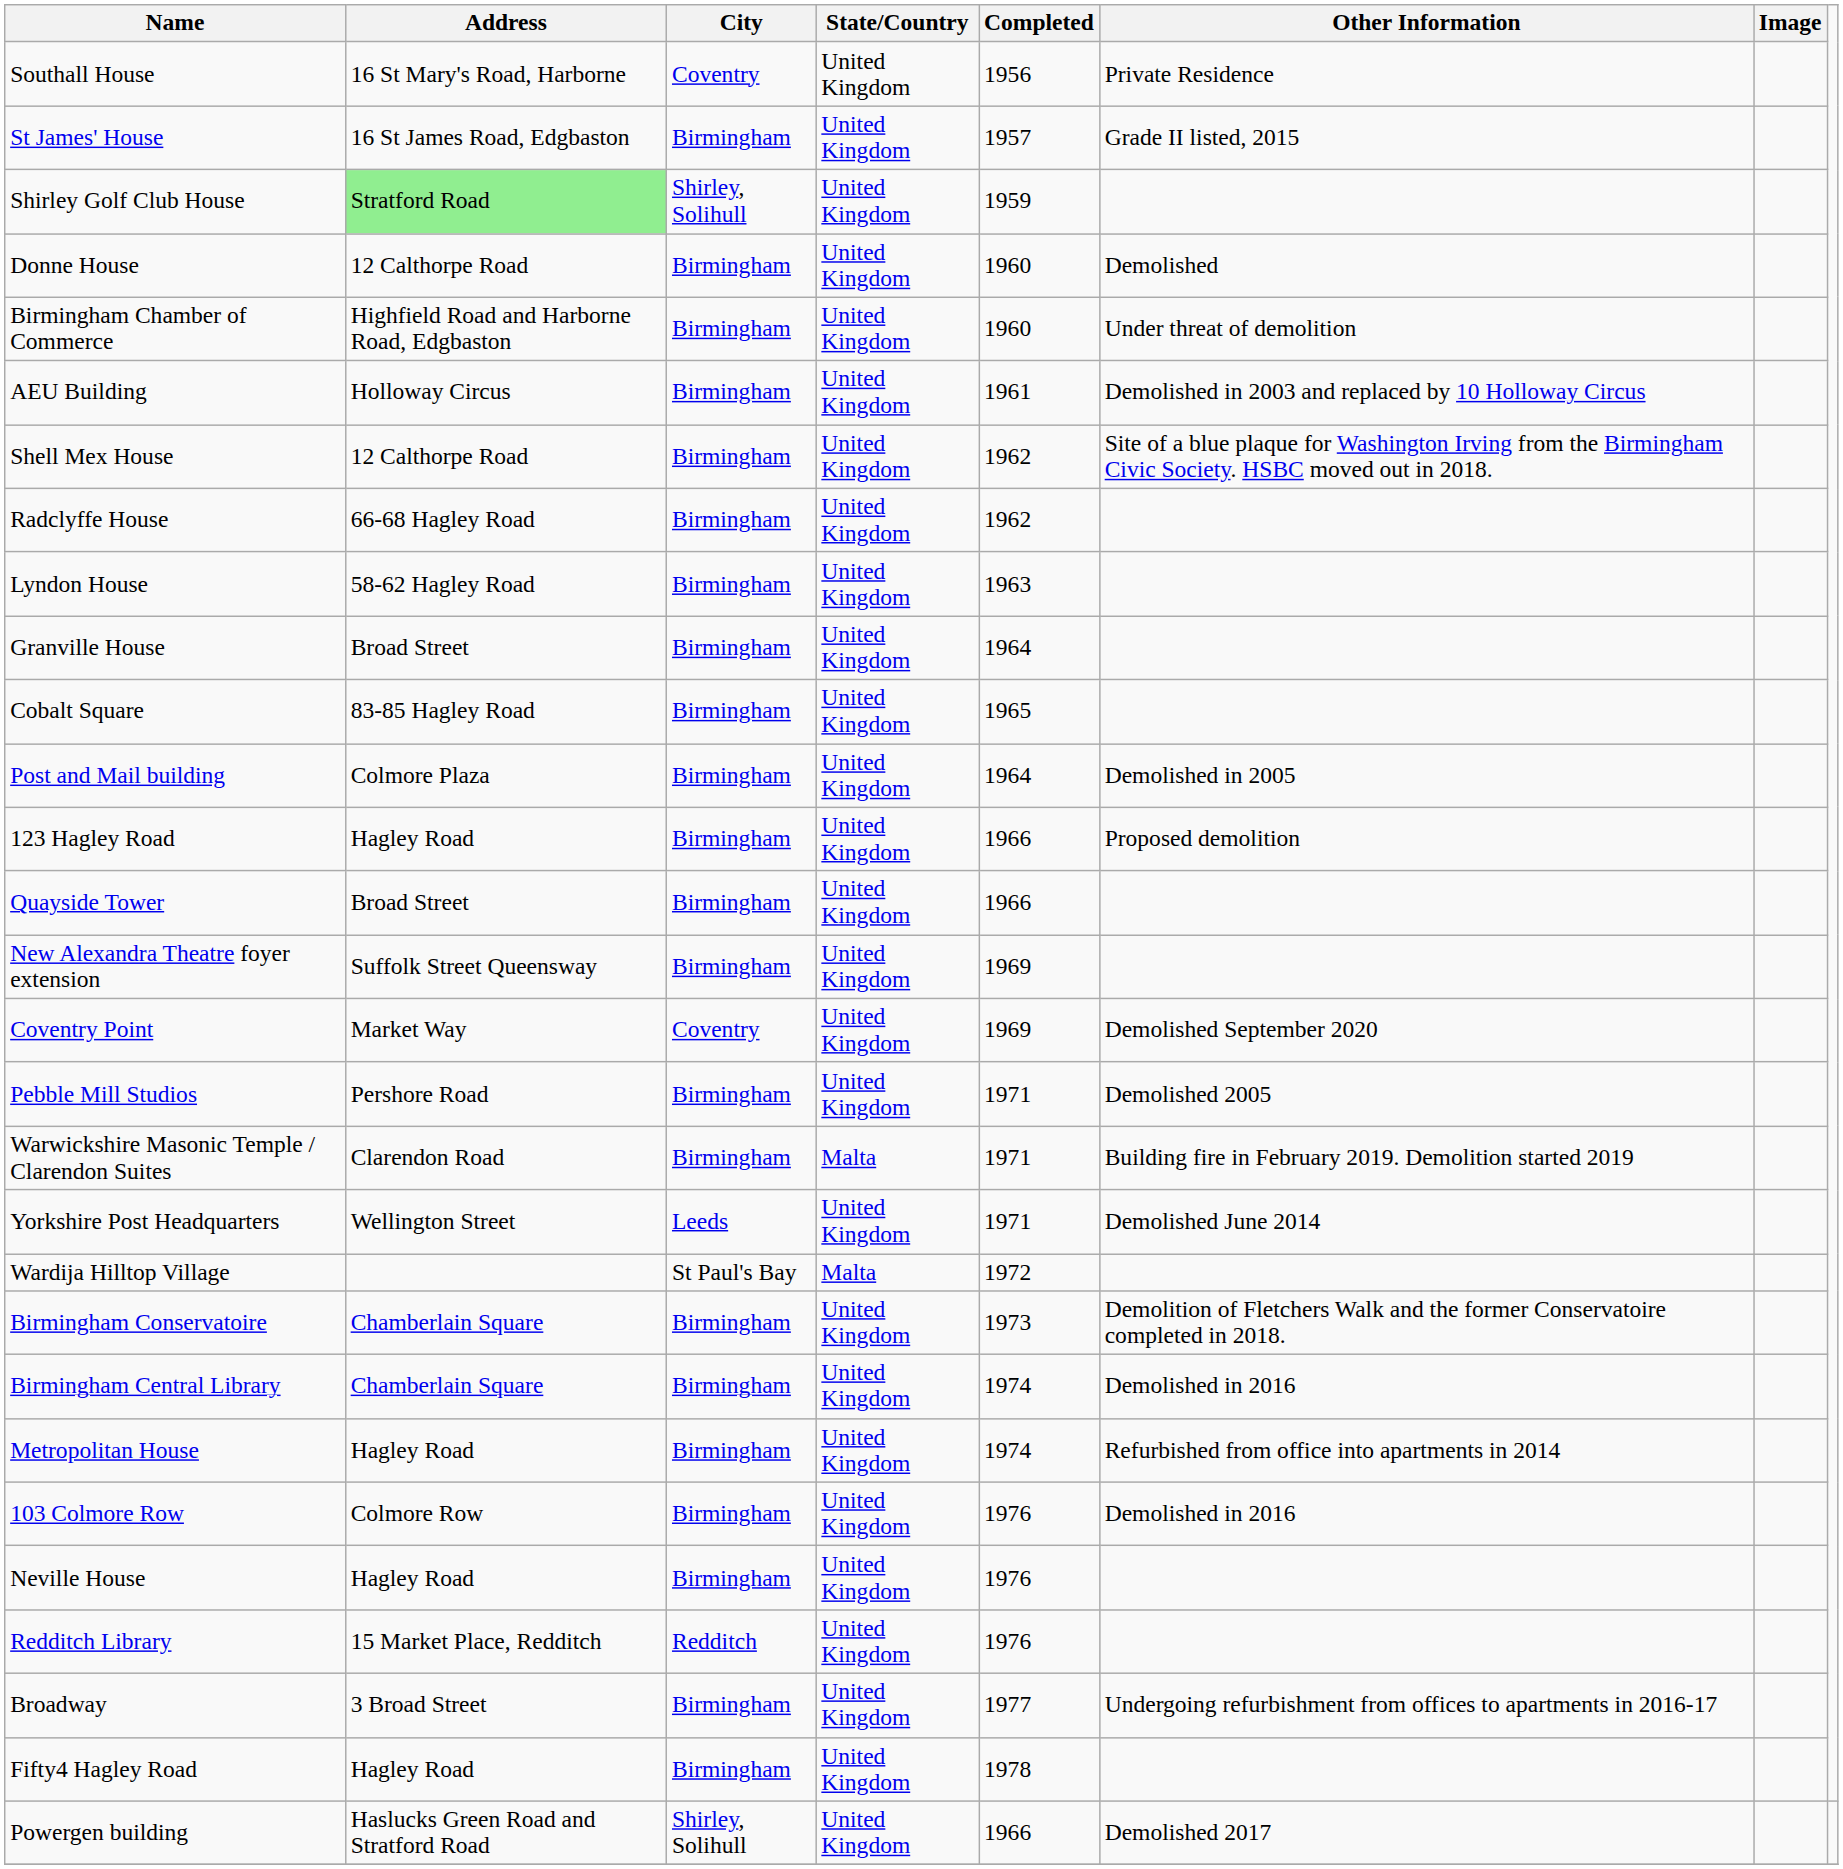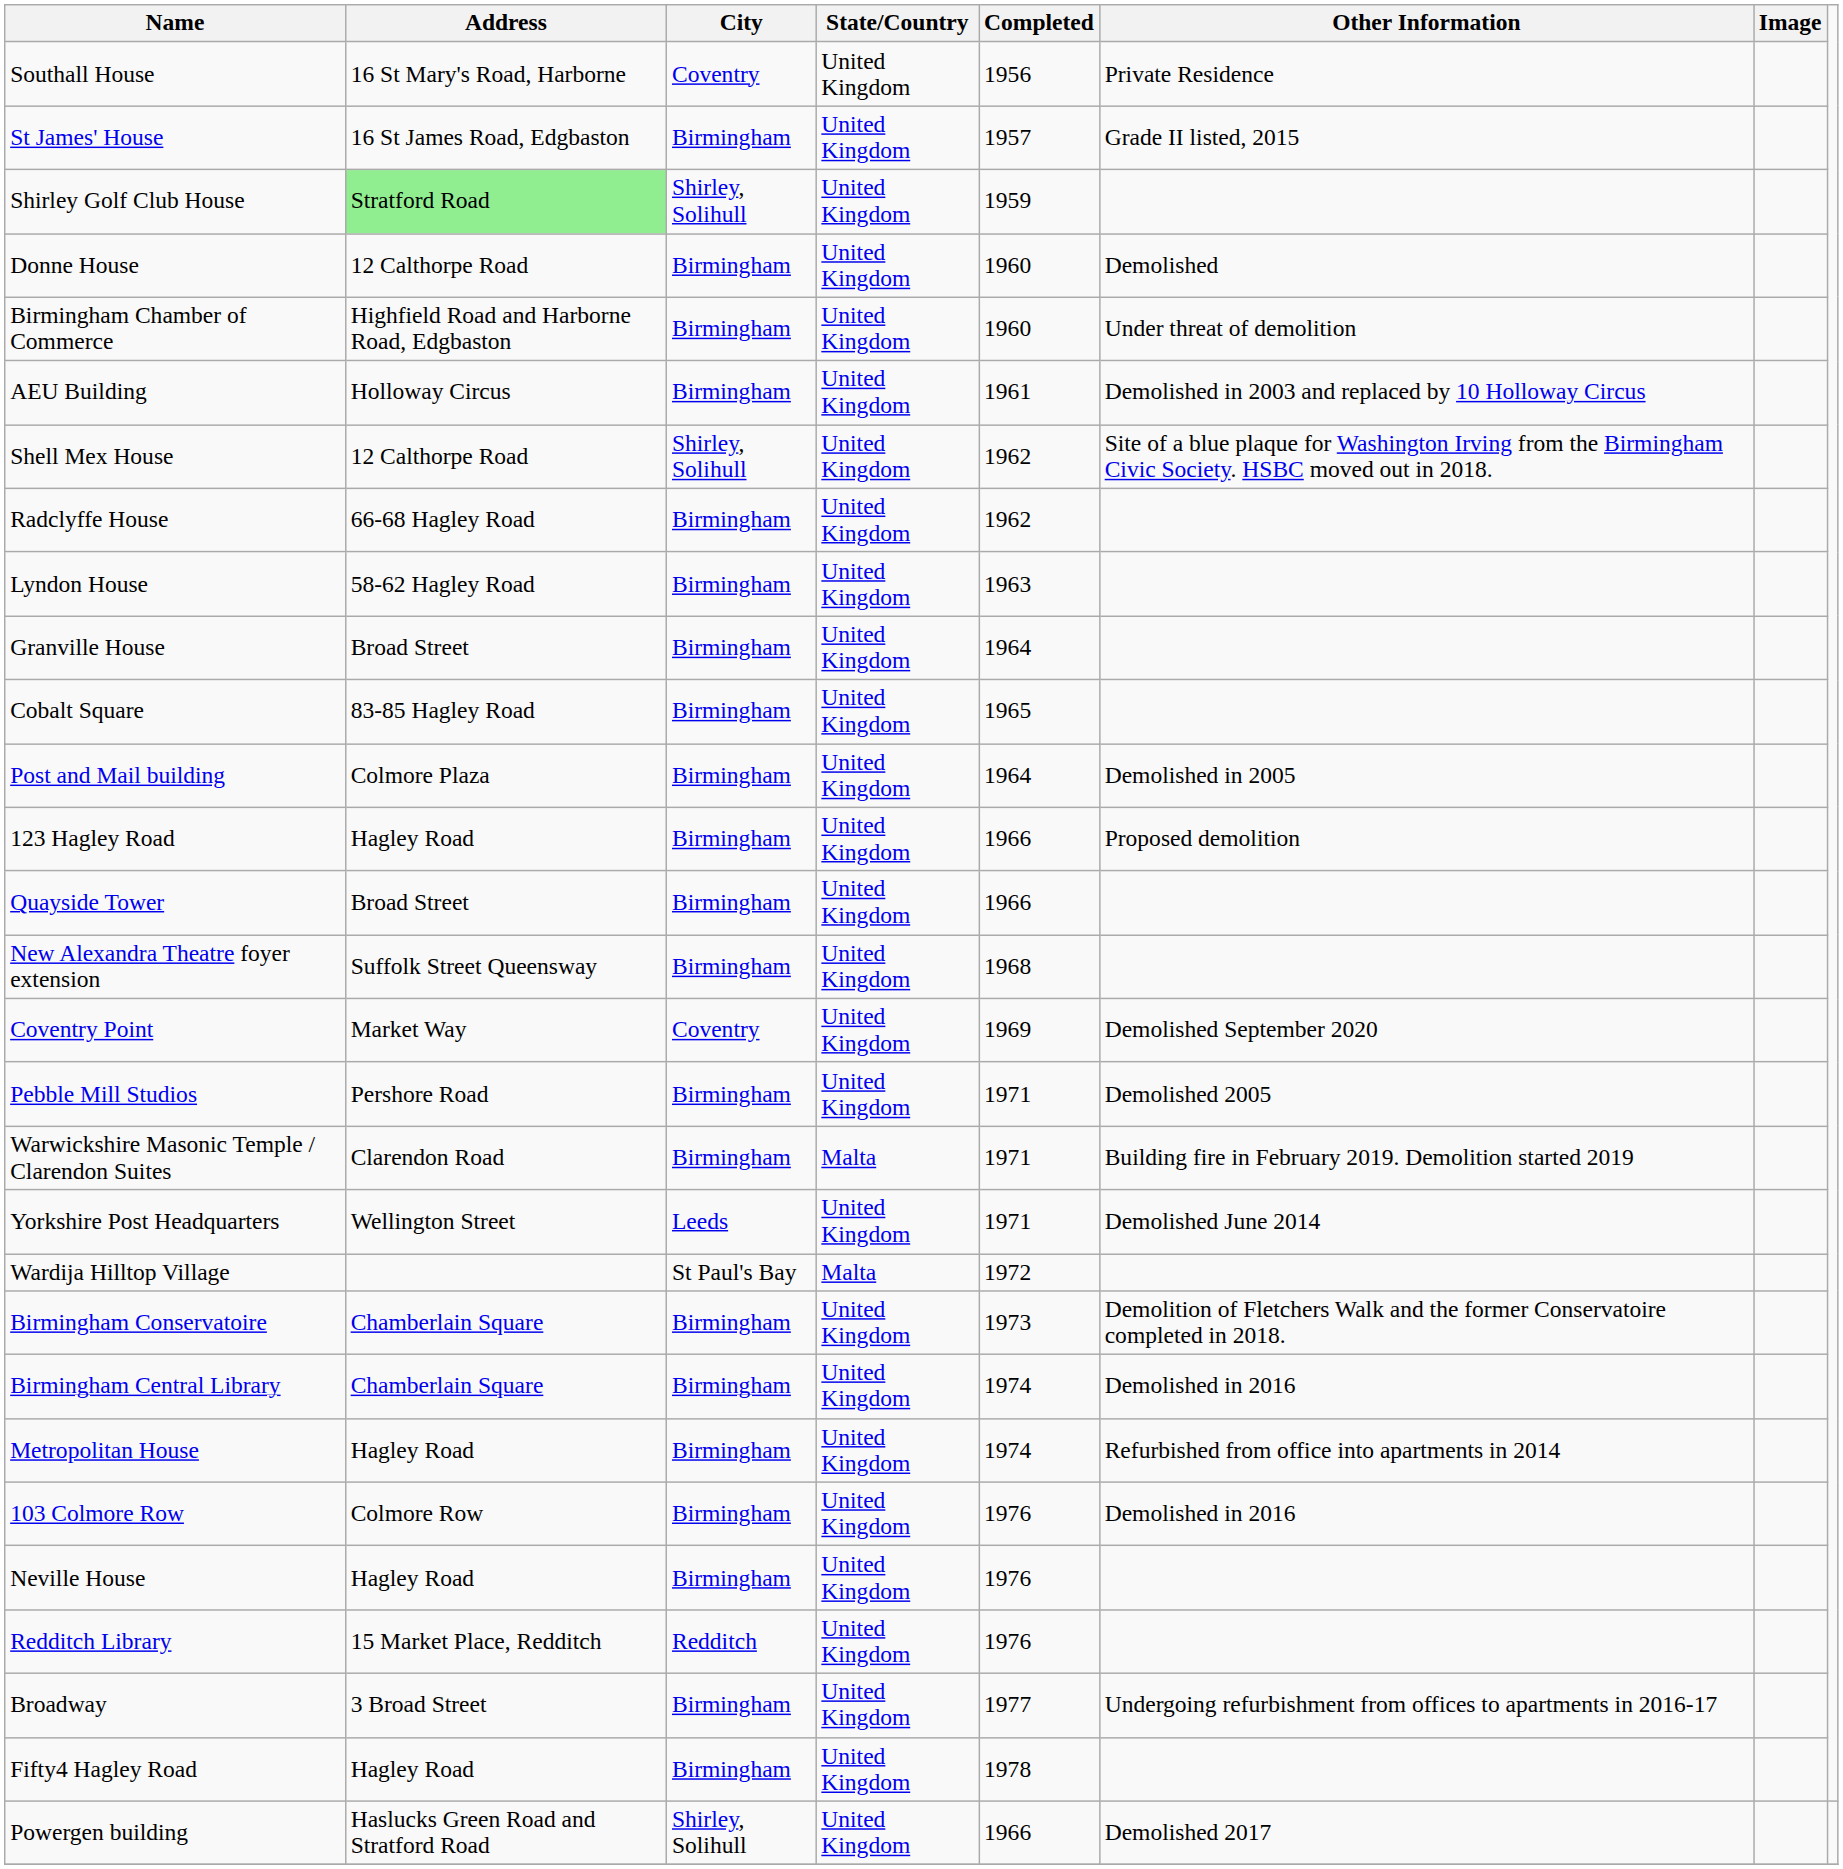(731, 456) Birmingham -> (709, 456) Shirley, Solihull
(1008, 966) 1969 -> (1008, 966) 1968
